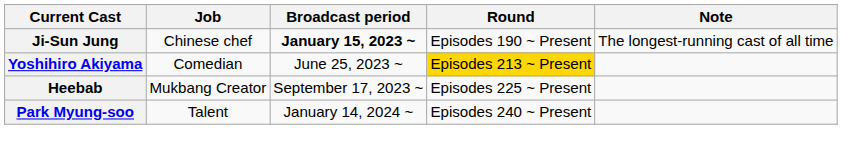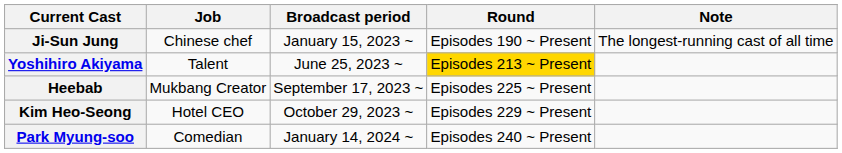(348, 41) bold -> (348, 41) normal
(208, 65) Comedian -> (208, 65) Talent
+ row: (75, 112)
(208, 112) Talent -> (208, 136) Comedian
